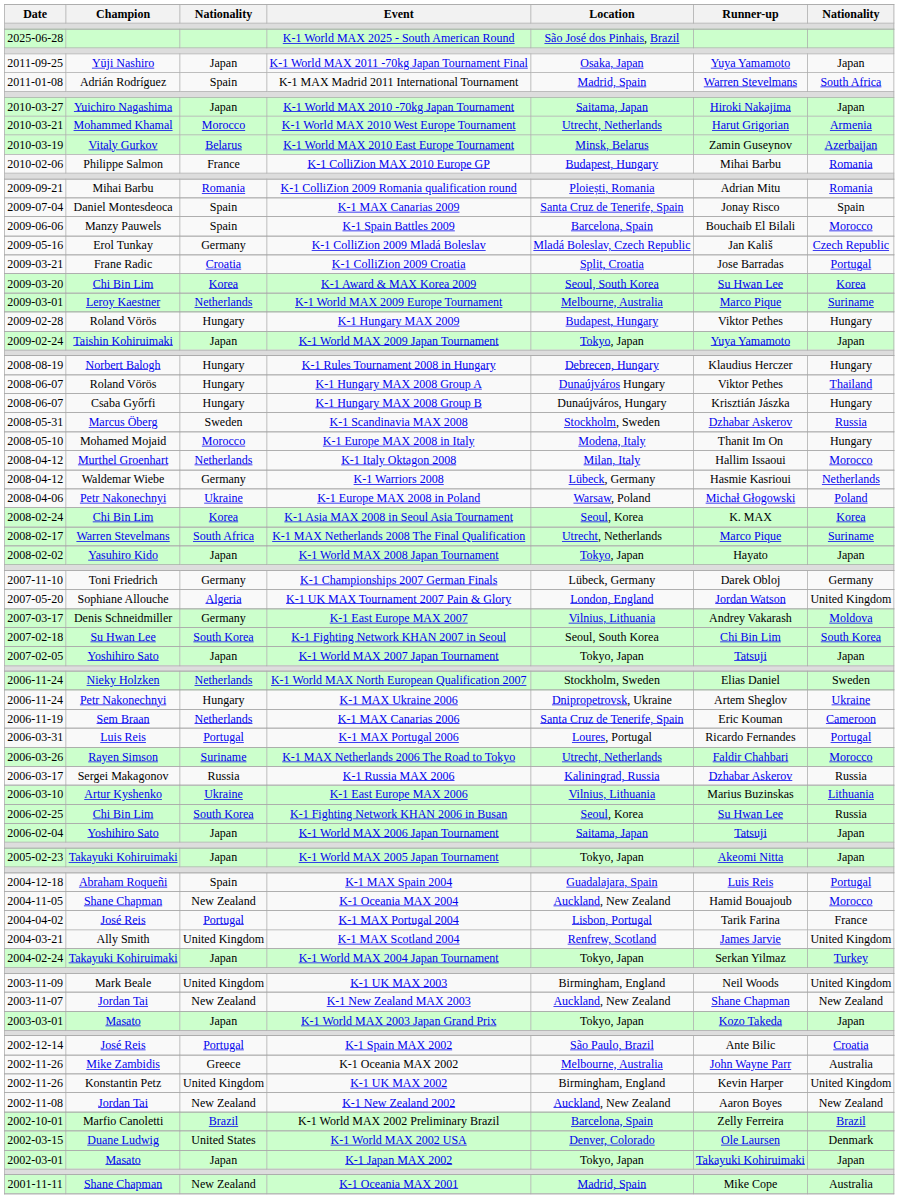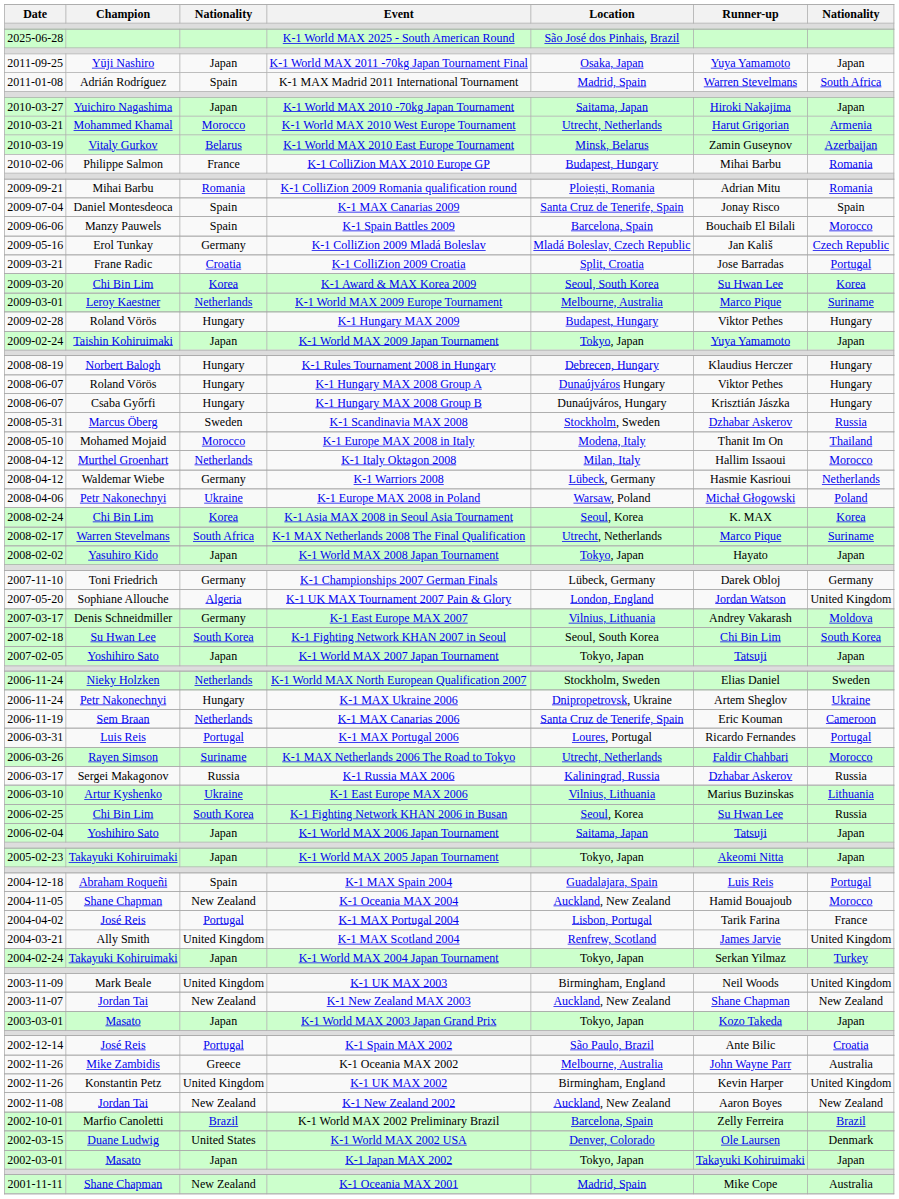(851, 384) Thailand -> (851, 384) Hungary
(851, 441) Hungary -> (851, 441) Thailand
